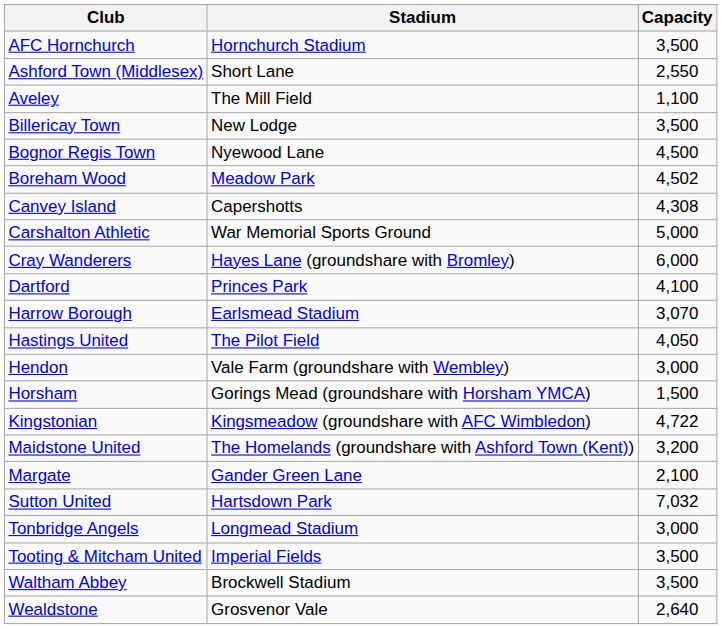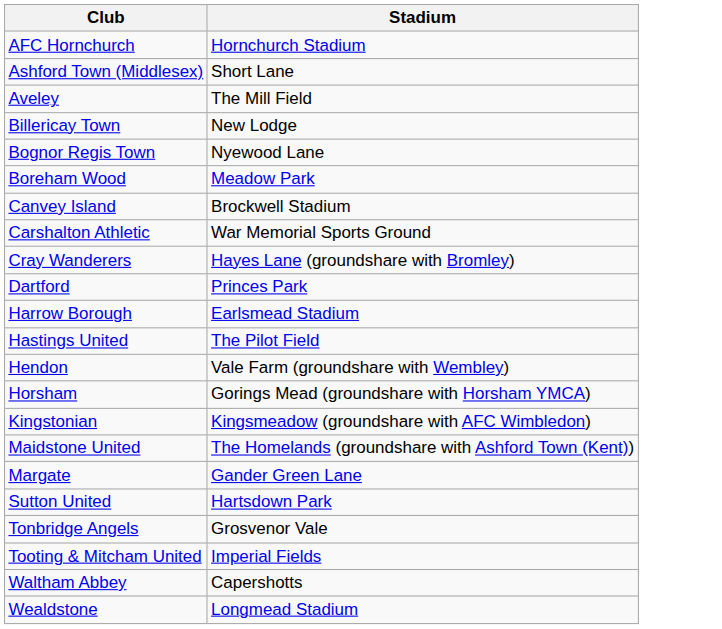- column: (677, 17)
(257, 206) Capershotts -> (281, 206) Brockwell Stadium
(285, 529) Longmead Stadium -> (269, 529) Grosvenor Vale
(281, 582) Brockwell Stadium -> (257, 582) Capershotts
(269, 609) Grosvenor Vale -> (285, 609) Longmead Stadium
